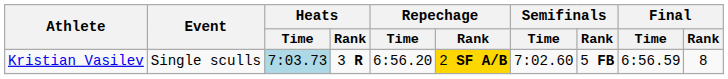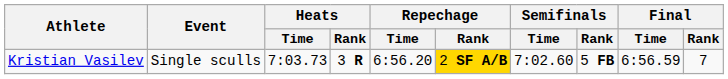(298, 61) lightblue background -> (298, 61) no background
(703, 61) 8 -> (703, 61) 7
